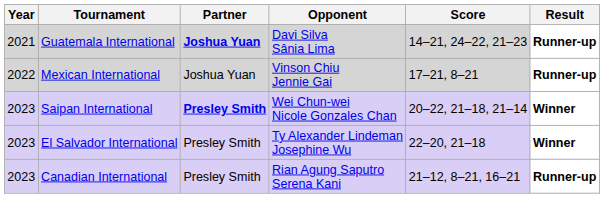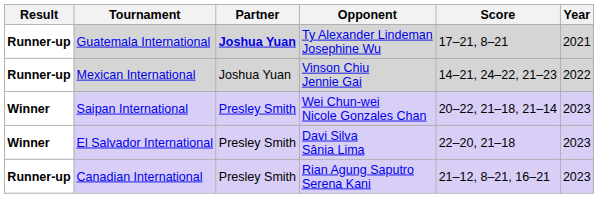columns swapped: (21, 15) <-> (565, 15)
(303, 41) Davi Silva Sânia Lima -> (367, 41) Ty Alexander Lindeman Josephine Wu
(468, 41) 14–21, 24–22, 21–23 -> (473, 41) 17–21, 8–21
(444, 75) 17–21, 8–21 -> (498, 75) 14–21, 24–22, 21–23
(225, 109) bold -> (257, 109) normal
(337, 143) Ty Alexander Lindeman Josephine Wu -> (333, 143) Davi Silva Sânia Lima
